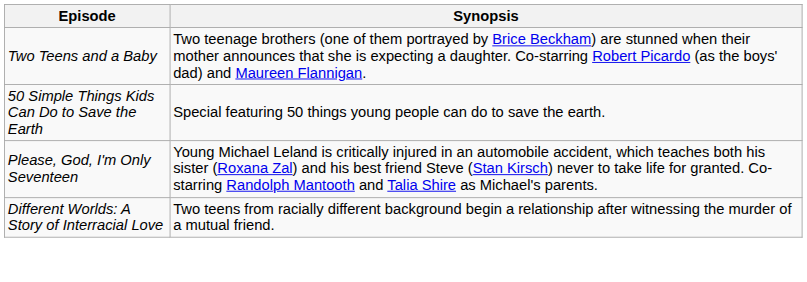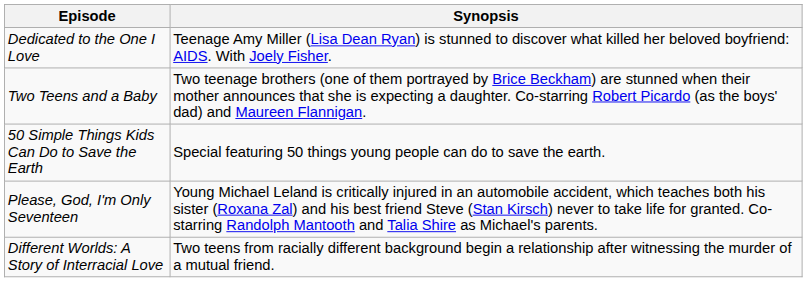+ row: (82, 47)
